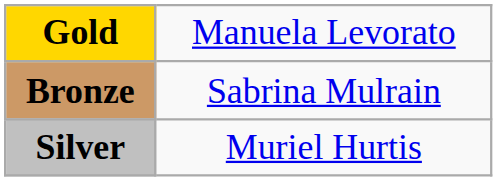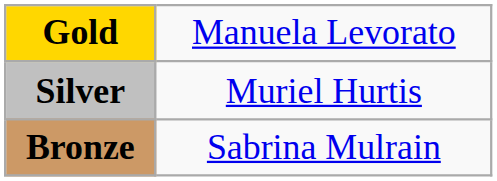rows swapped: (80, 146) <-> (80, 89)
